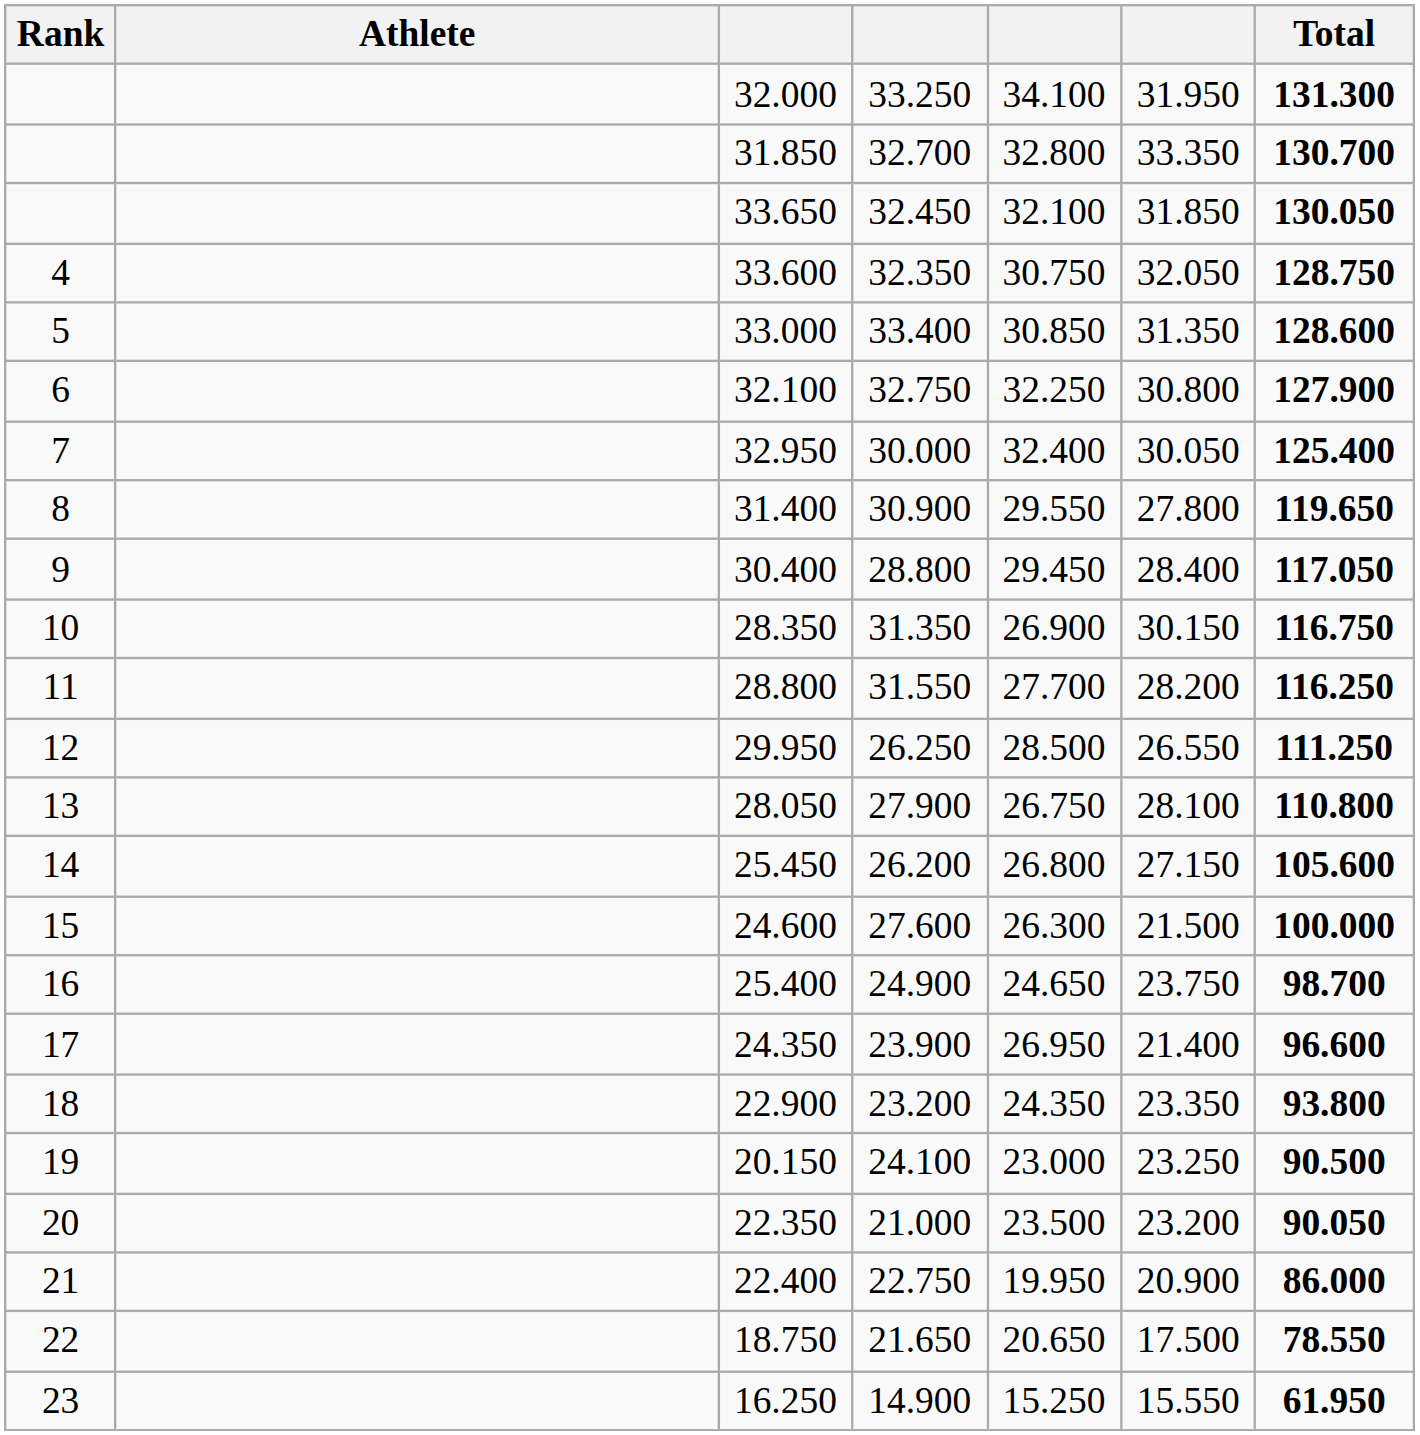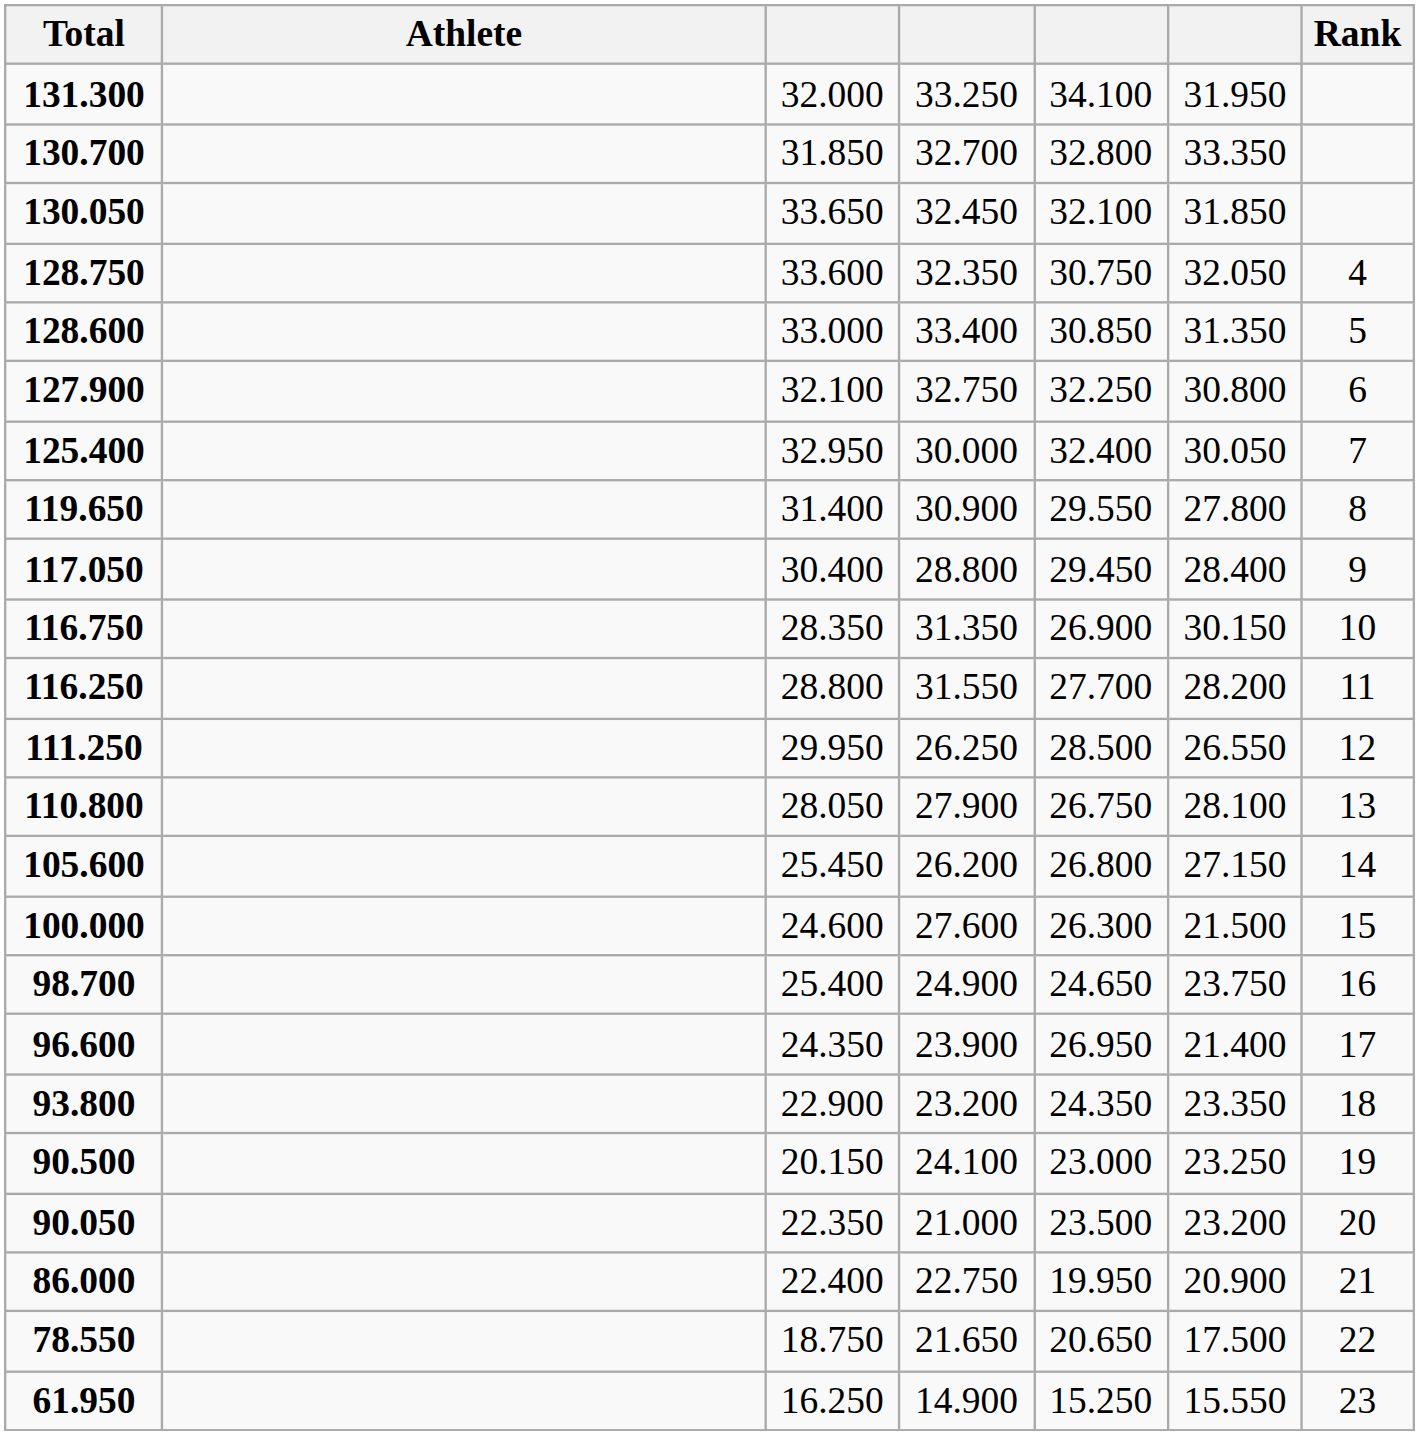columns swapped: (61, 34) <-> (1334, 34)
